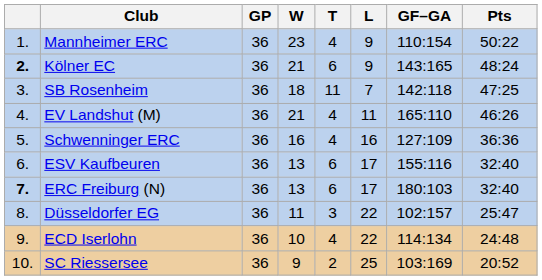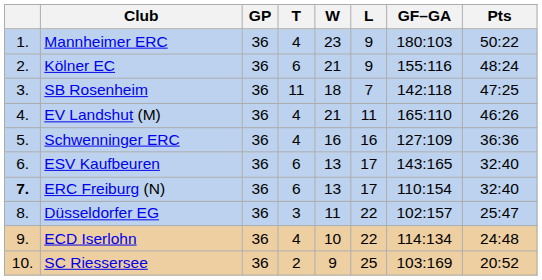columns swapped: (296, 16) <-> (333, 16)
(424, 41) 110:154 -> (424, 41) 180:103
(23, 66) bold -> (23, 66) normal
(424, 66) 143:165 -> (424, 66) 155:116
(424, 164) 155:116 -> (424, 164) 143:165
(424, 189) 180:103 -> (424, 189) 110:154
